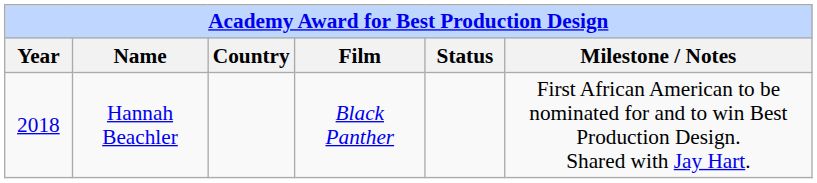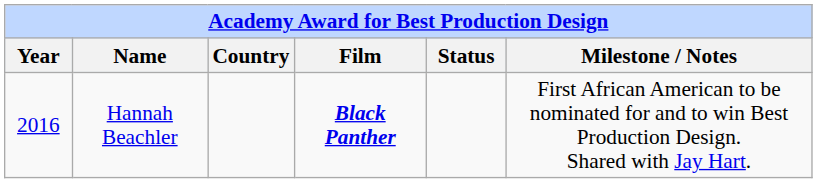(38, 124) 2018 -> (38, 124) 2016
(360, 124) normal -> (360, 124) bold
